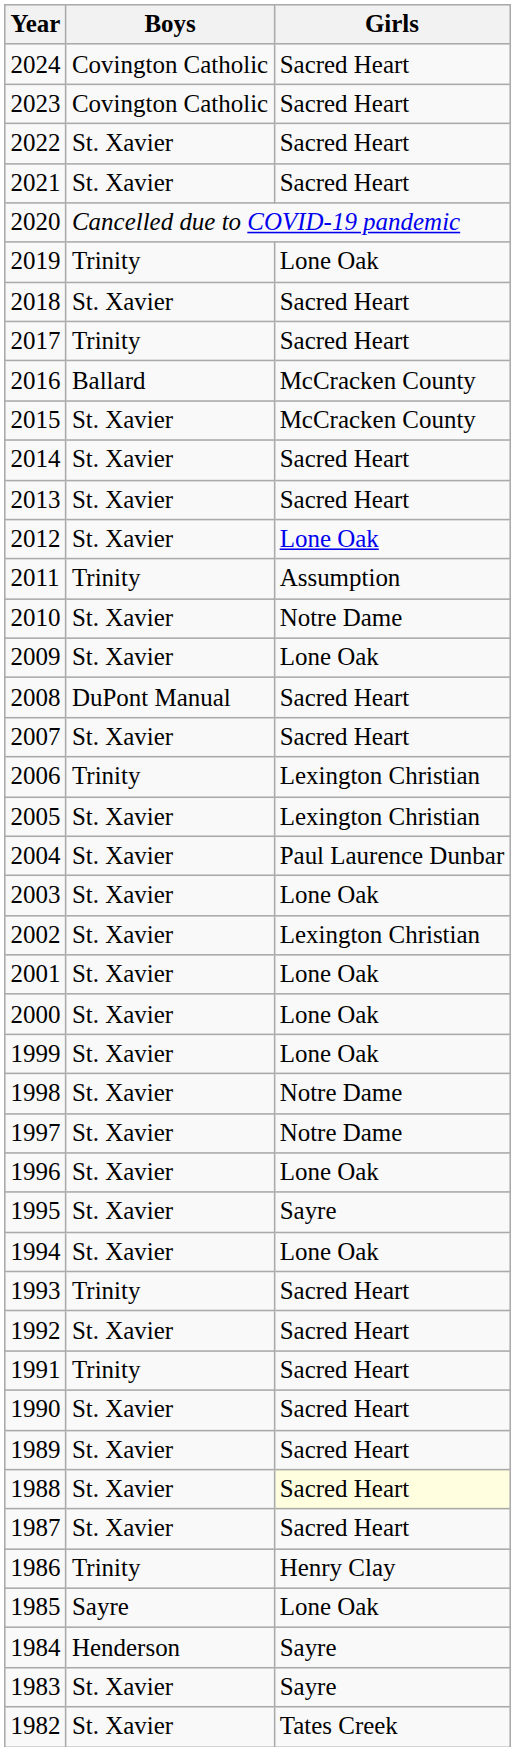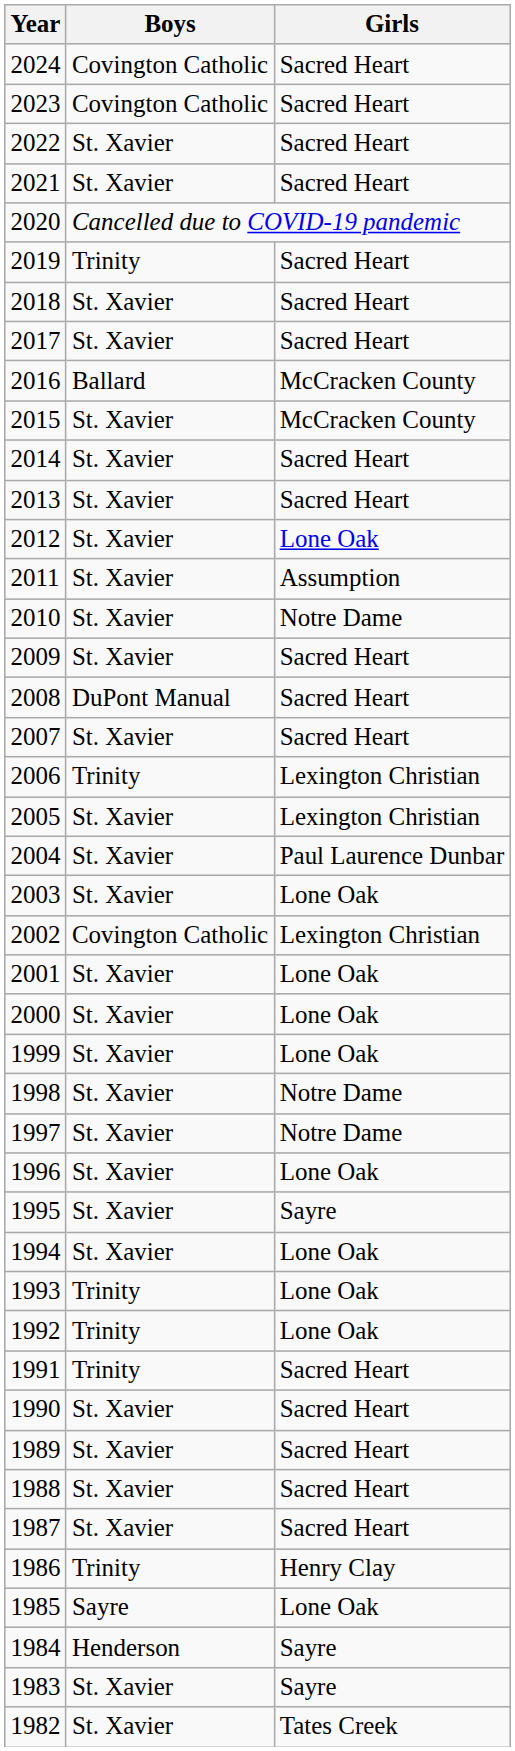(329, 261) Lone Oak -> (344, 261) Sacred Heart
(106, 340) Trinity -> (123, 340) St. Xavier
(106, 578) Trinity -> (123, 578) St. Xavier
(329, 657) Lone Oak -> (344, 657) Sacred Heart
(123, 934) St. Xavier -> (170, 934) Covington Catholic
(344, 1291) Sacred Heart -> (329, 1291) Lone Oak
(123, 1330) St. Xavier -> (106, 1330) Trinity
(344, 1330) Sacred Heart -> (329, 1330) Lone Oak
(344, 1488) lightyellow background -> (344, 1488) no background
